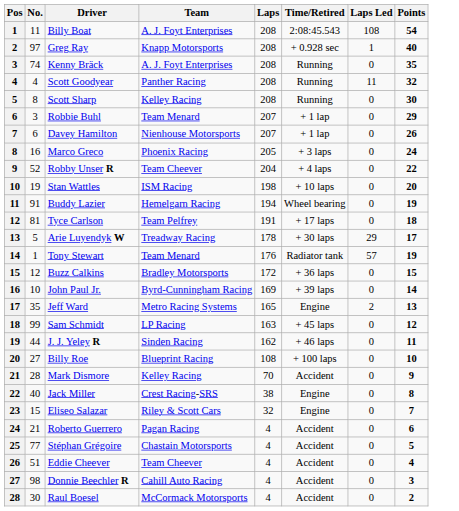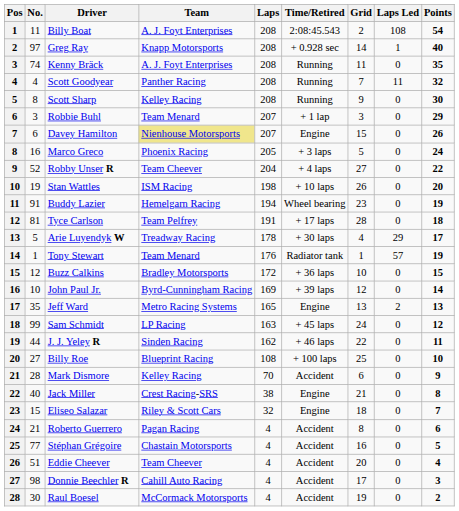+ column: (361, 13)
(191, 134) no background -> (191, 134) khaki background
(315, 134) + 1 lap -> (315, 134) Engine
